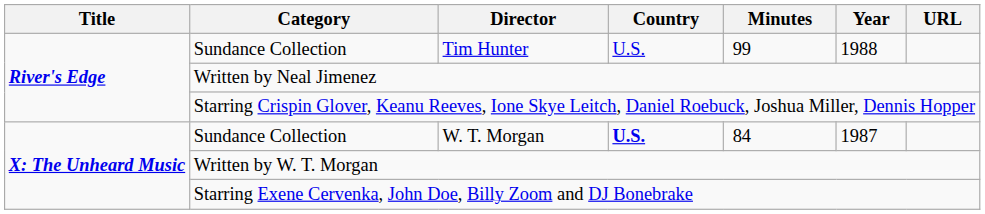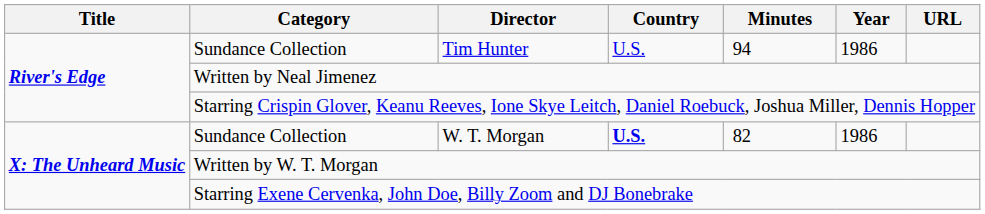(740, 48) 99 -> (740, 48) 94
(859, 48) 1988 -> (859, 48) 1986
(740, 135) 84 -> (740, 135) 82
(859, 135) 1987 -> (859, 135) 1986
